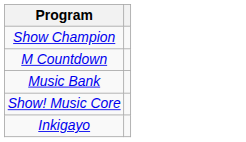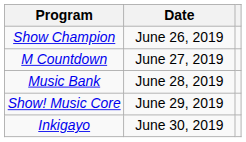+ column: (179, 15)
